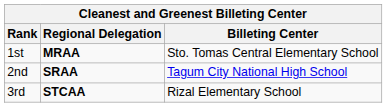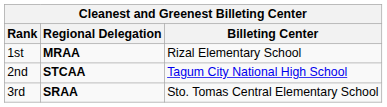(273, 53) Sto. Tomas Central Elementary School -> (234, 53) Rizal Elementary School
(60, 72) SRAA -> (64, 72) STCAA
(64, 92) STCAA -> (60, 92) SRAA
(234, 92) Rizal Elementary School -> (273, 92) Sto. Tomas Central Elementary School
